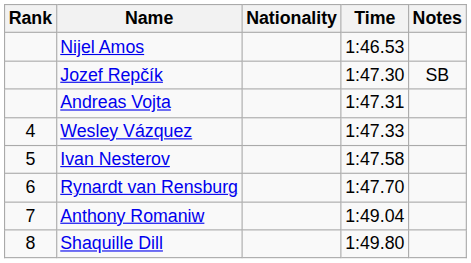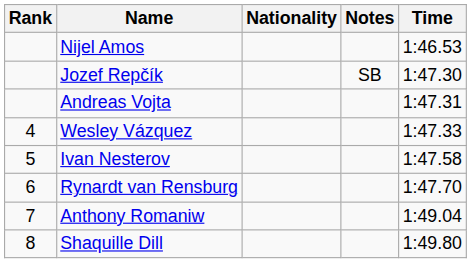columns swapped: (375, 18) <-> (437, 18)
